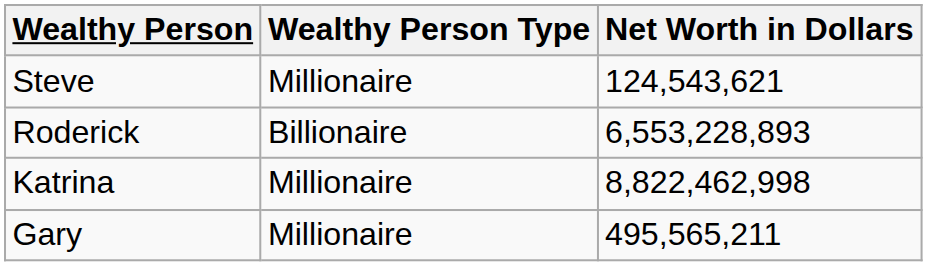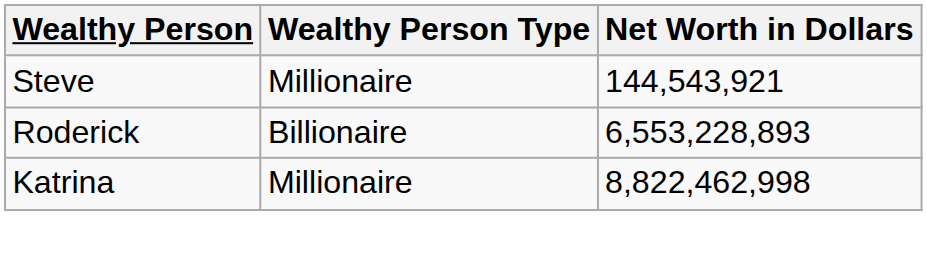(694, 81) 124,543,621 -> (694, 81) 144,543,921
- row: (47, 234)
